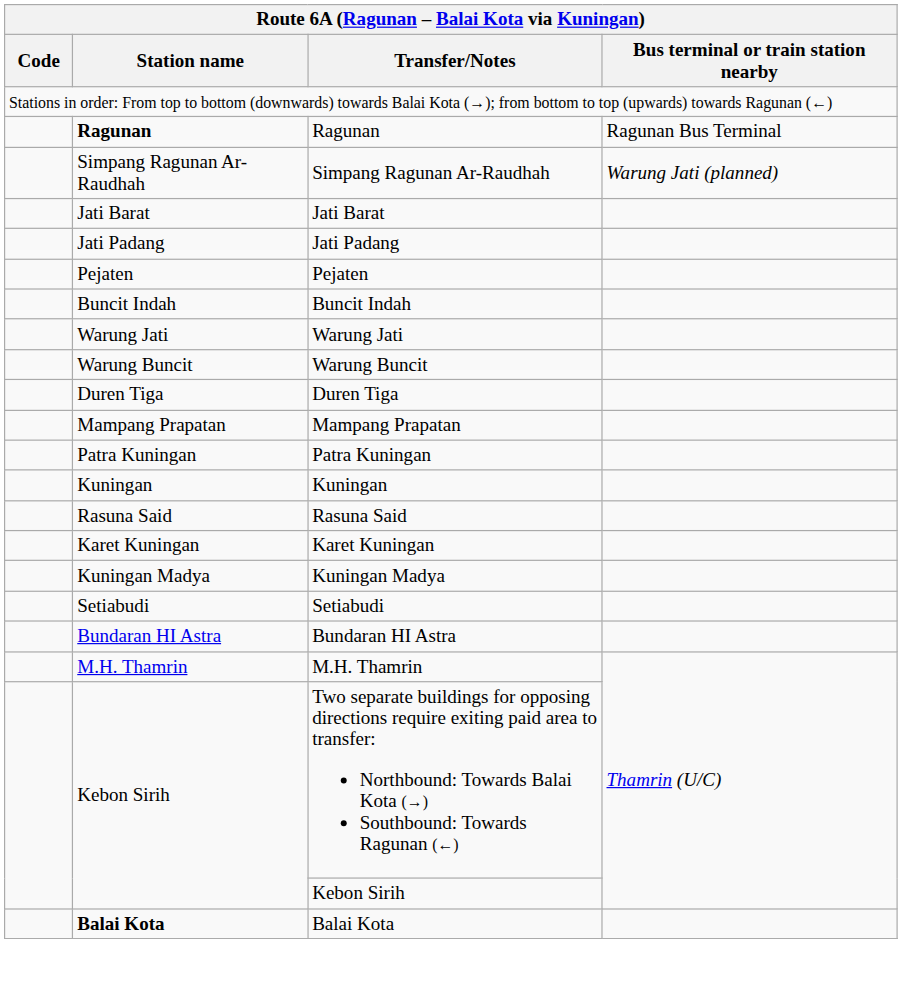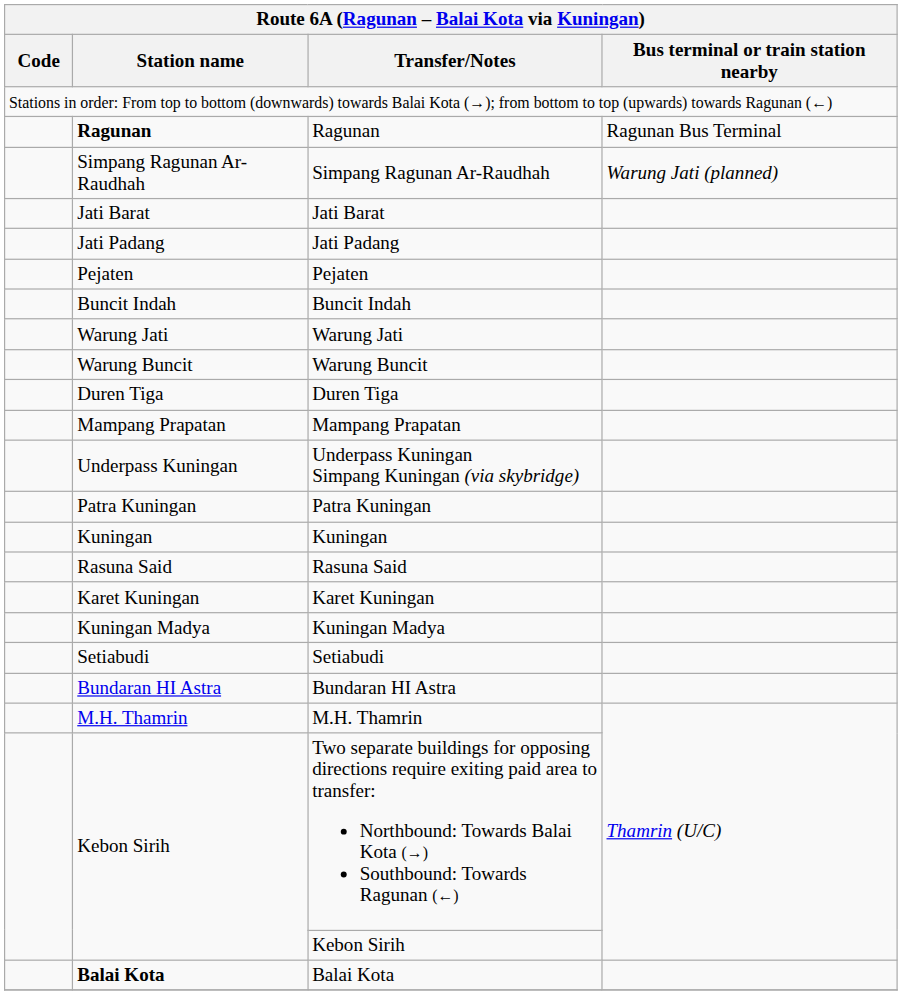+ row: (446, 465)
